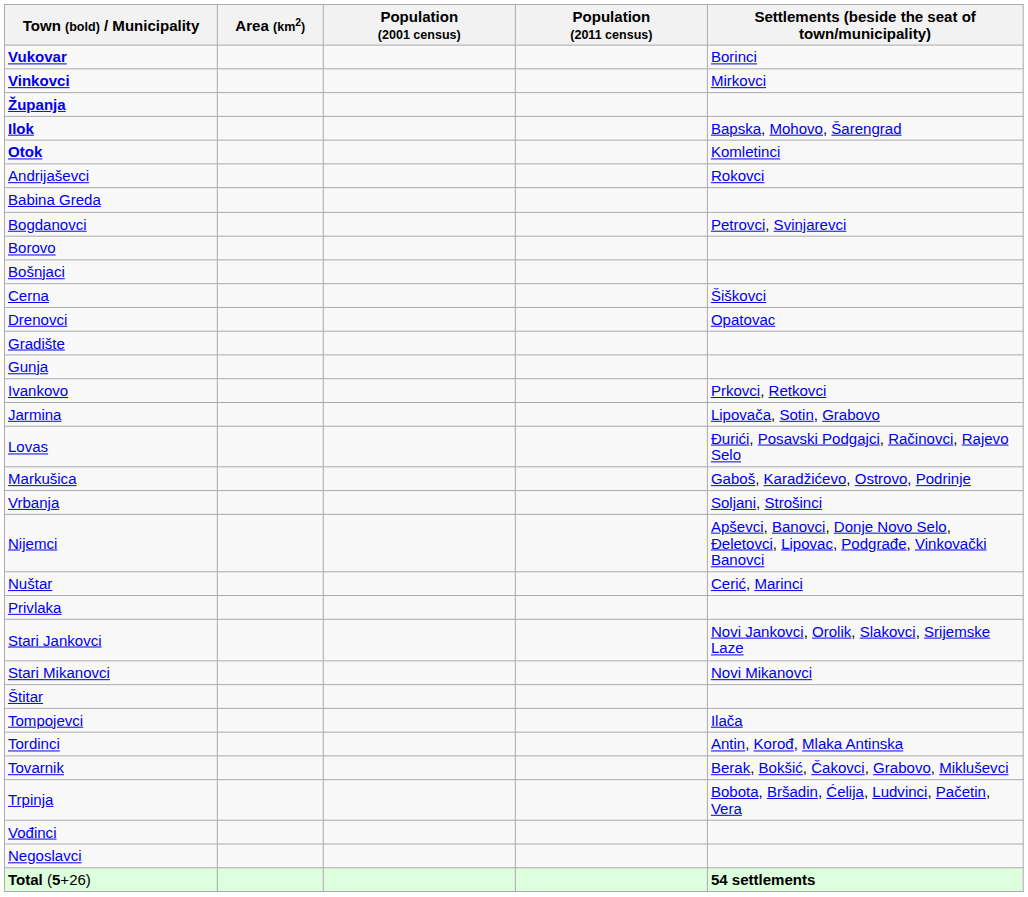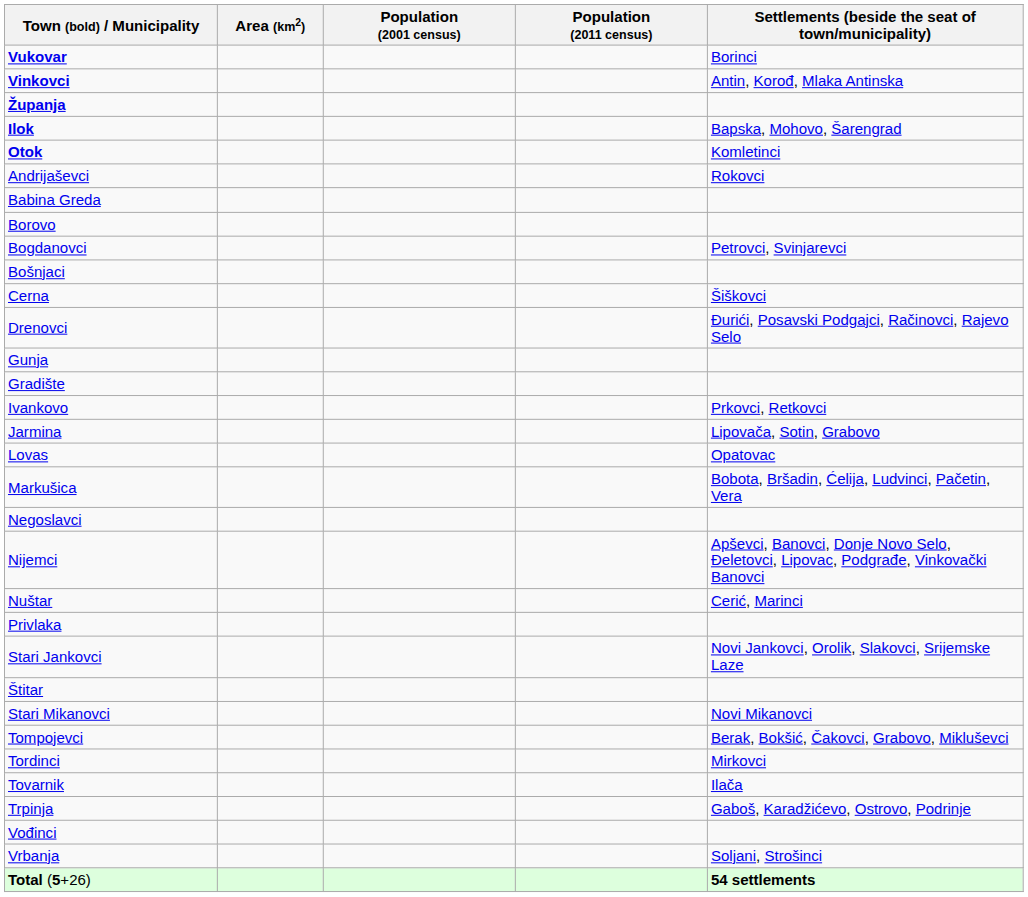(738, 81) Mirkovci -> (807, 81) Antin, Korođ, Mlaka Antinska
rows swapped: (47, 224) <-> (32, 248)
(743, 319) Opatovac -> (860, 328) Đurići, Posavski Podgajci, Račinovci, Rajevo Selo
rows swapped: (36, 343) <-> (28, 367)
(860, 447) Đurići, Posavski Podgajci, Račinovci, Rajevo Selo -> (743, 455) Opatovac
(841, 479) Gaboš, Karadžićevo, Ostrovo, Podrinje -> (851, 487) Bobota, Bršadin, Ćelija, Ludvinci, Pačetin, Vera
rows swapped: (45, 856) <-> (34, 503)
rows swapped: (59, 672) <-> (26, 696)
(727, 720) Ilača -> (860, 737) Berak, Bokšić, Čakovci, Grabovo, Mikluševci
(807, 744) Antin, Korođ, Mlaka Antinska -> (738, 761) Mirkovci
(860, 768) Berak, Bokšić, Čakovci, Grabovo, Mikluševci -> (727, 785) Ilača
(851, 800) Bobota, Bršadin, Ćelija, Ludvinci, Pačetin, Vera -> (841, 808) Gaboš, Karadžićevo, Ostrovo, Podrinje
